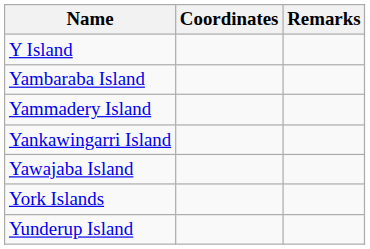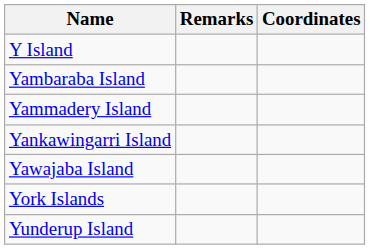columns swapped: (229, 19) <-> (324, 19)
